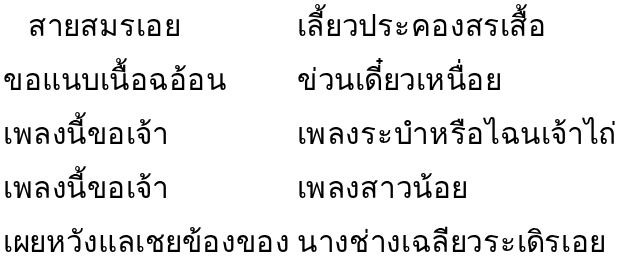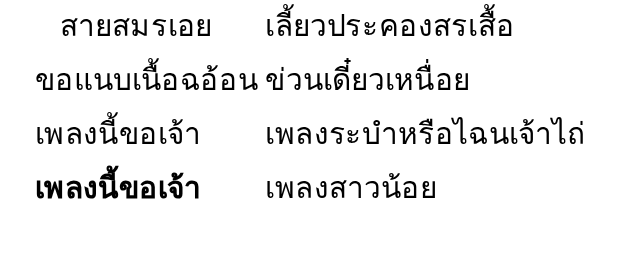(86, 187) normal -> (118, 187) bold
- row: (451, 241)
